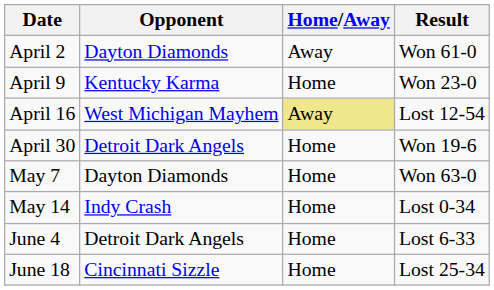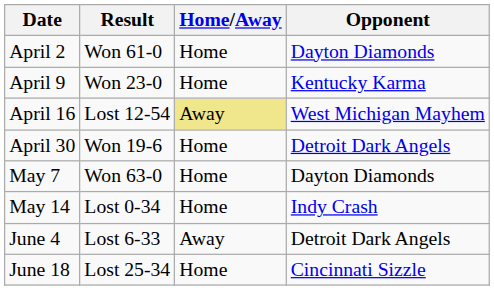columns swapped: (181, 20) <-> (442, 20)
(310, 51) Away -> (203, 51) Home
(312, 238) Home -> (202, 238) Away
